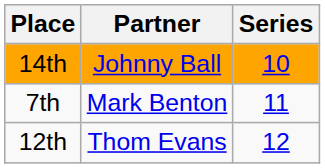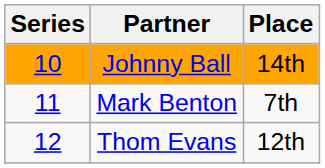columns swapped: (276, 24) <-> (43, 24)
